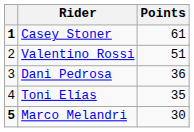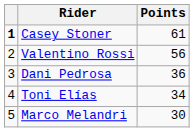(178, 56) 51 -> (178, 56) 56
(178, 96) 35 -> (178, 96) 34
(11, 117) bold -> (11, 117) normal
